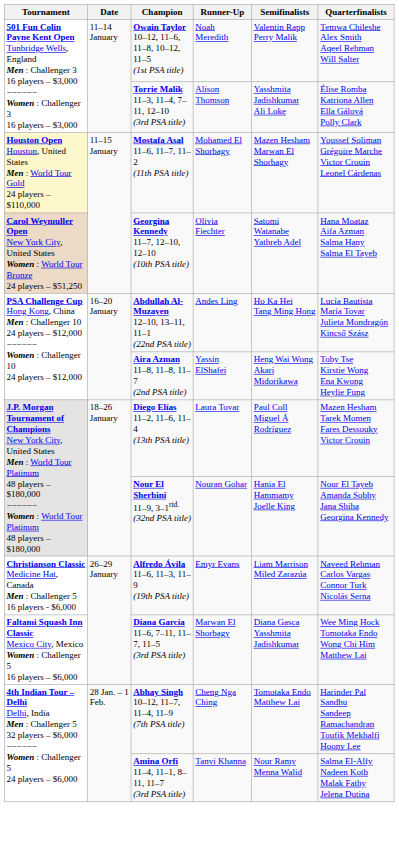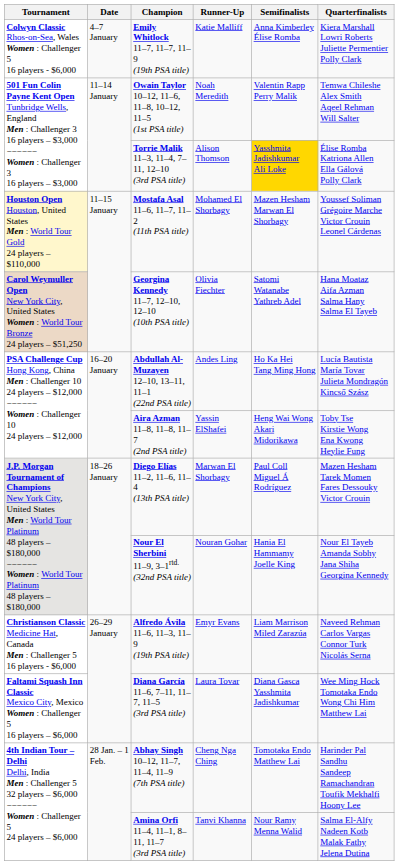+ row: (162, 49)
(276, 100) no background -> (276, 159) gold background
(217, 407) Laura Tovar -> (215, 471) Marwan El Shorbagy
(215, 628) Marwan El Shorbagy -> (217, 681) Laura Tovar
